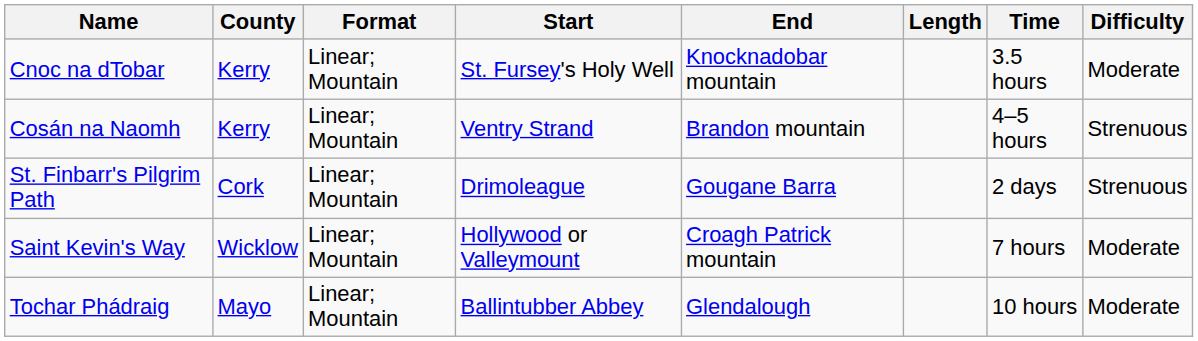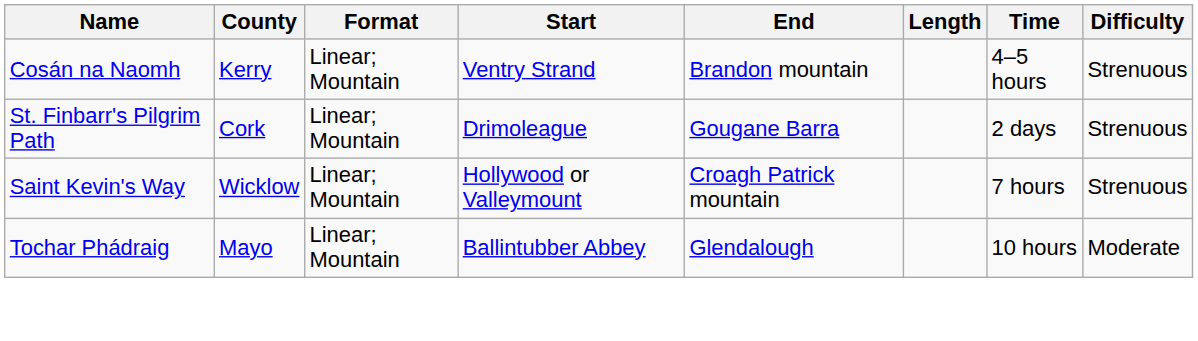- row: (87, 68)
(1134, 247) Moderate -> (1137, 187) Strenuous
